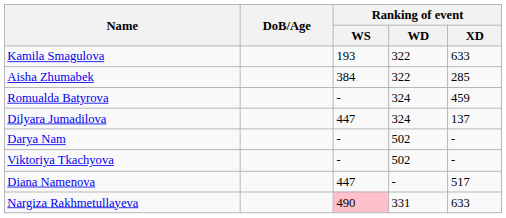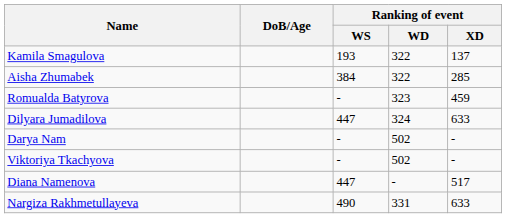(460, 56) 633 -> (460, 56) 137
(401, 98) 324 -> (401, 98) 323
(460, 119) 137 -> (460, 119) 633
(346, 202) pink background -> (346, 202) no background
